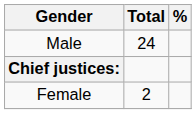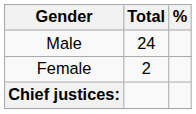rows swapped: (64, 95) <-> (64, 69)
